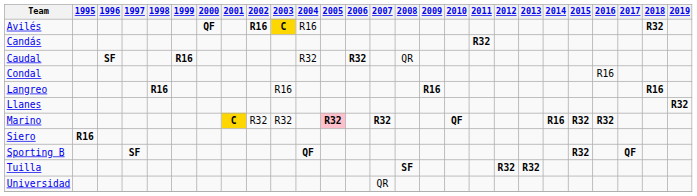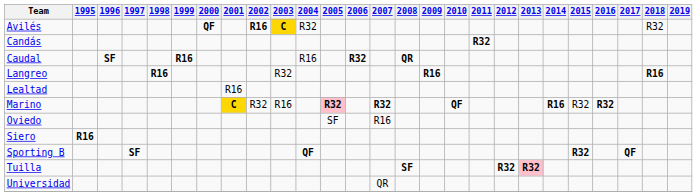(308, 27) R16 -> (308, 27) R32
(655, 27) bold -> (655, 27) normal
(308, 58) R32 -> (308, 58) R16
(407, 58) normal -> (407, 58) bold
- row: (24, 74)
(283, 89) R16 -> (283, 74) R32
+ row: (27, 89)
- row: (24, 105)
(283, 121) R32 -> (283, 105) R16
(581, 121) bold -> (581, 105) normal
+ row: (24, 121)
(531, 168) no background -> (531, 168) pink background
